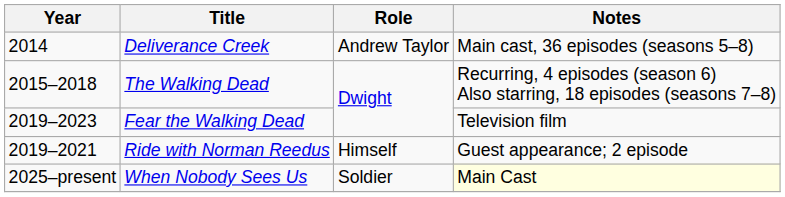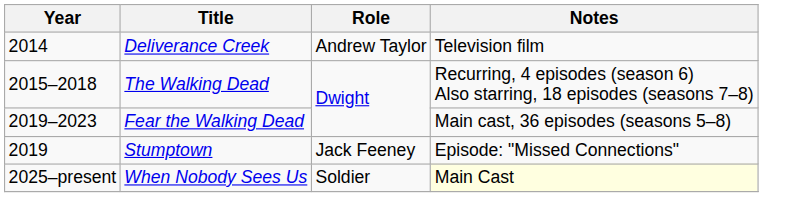(605, 46) Main cast, 36 episodes (seasons 5–8) -> (490, 46) Television film
(512, 121) Television film -> (583, 121) Main cast, 36 episodes (seasons 5–8)
- row: (227, 149)
+ row: (168, 149)
